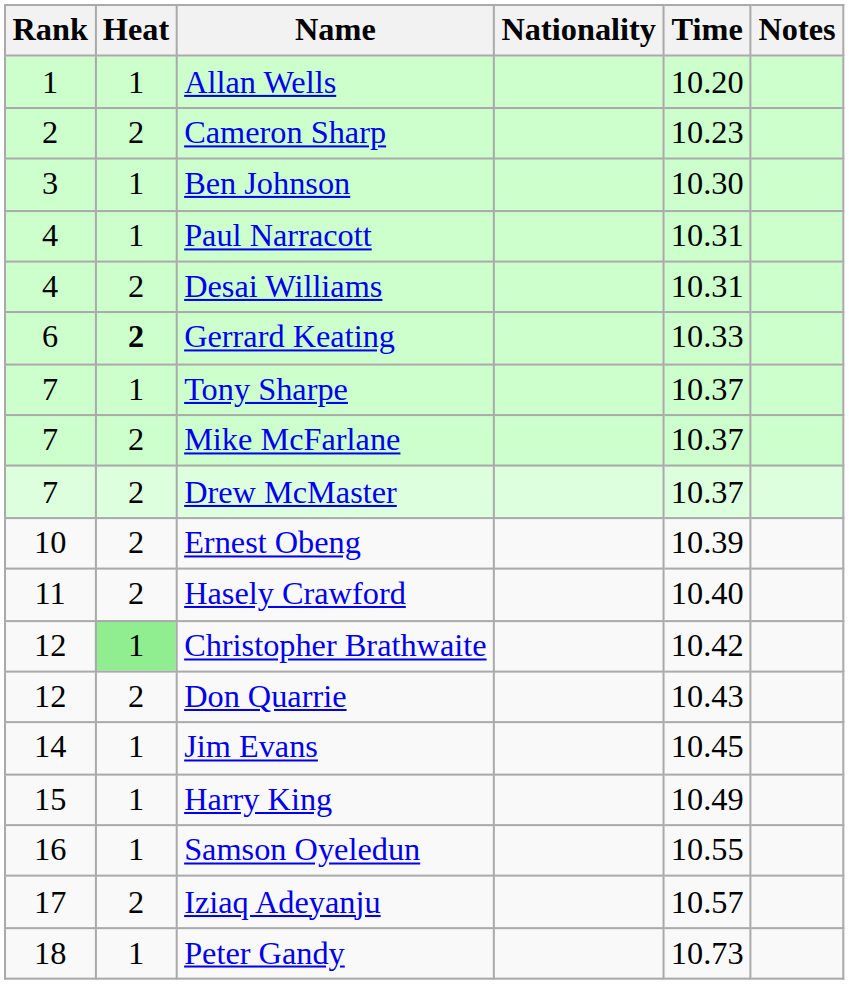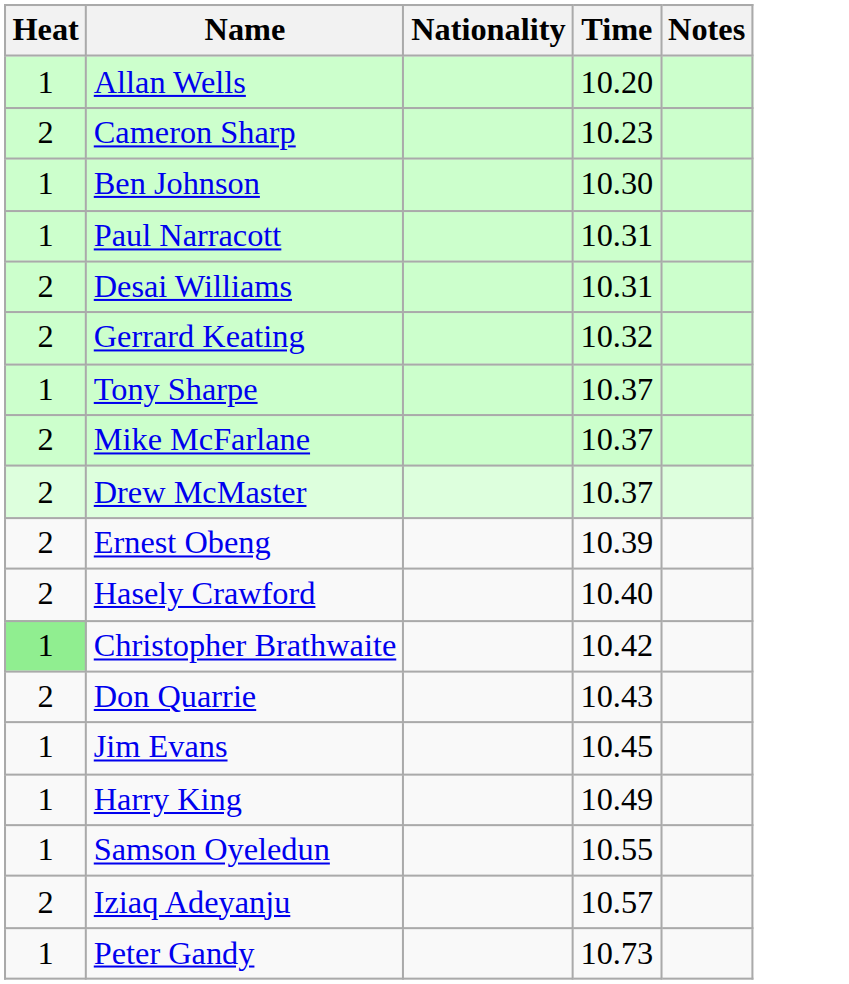- column: (50, 30)
(136, 337) bold -> (46, 337) normal
(707, 337) 10.33 -> (617, 337) 10.32
